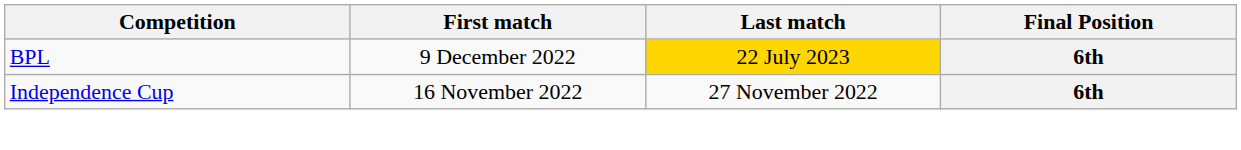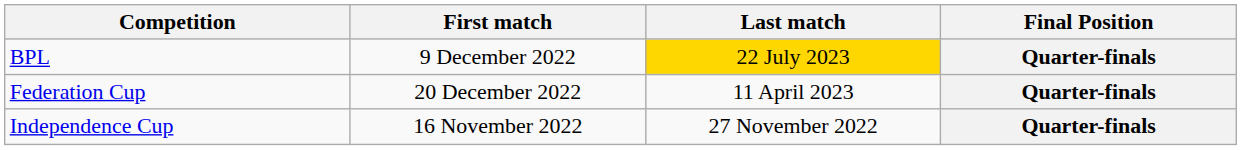(1089, 56) 6th -> (1089, 56) Quarter-finals
+ row: (78, 91)
(1089, 91) 6th -> (1089, 126) Quarter-finals
